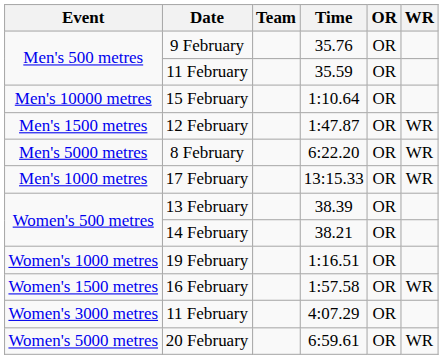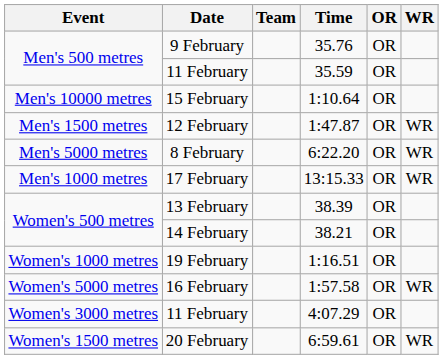(83, 286) Women's 1500 metres -> (83, 286) Women's 5000 metres
(83, 340) Women's 5000 metres -> (83, 340) Women's 1500 metres
